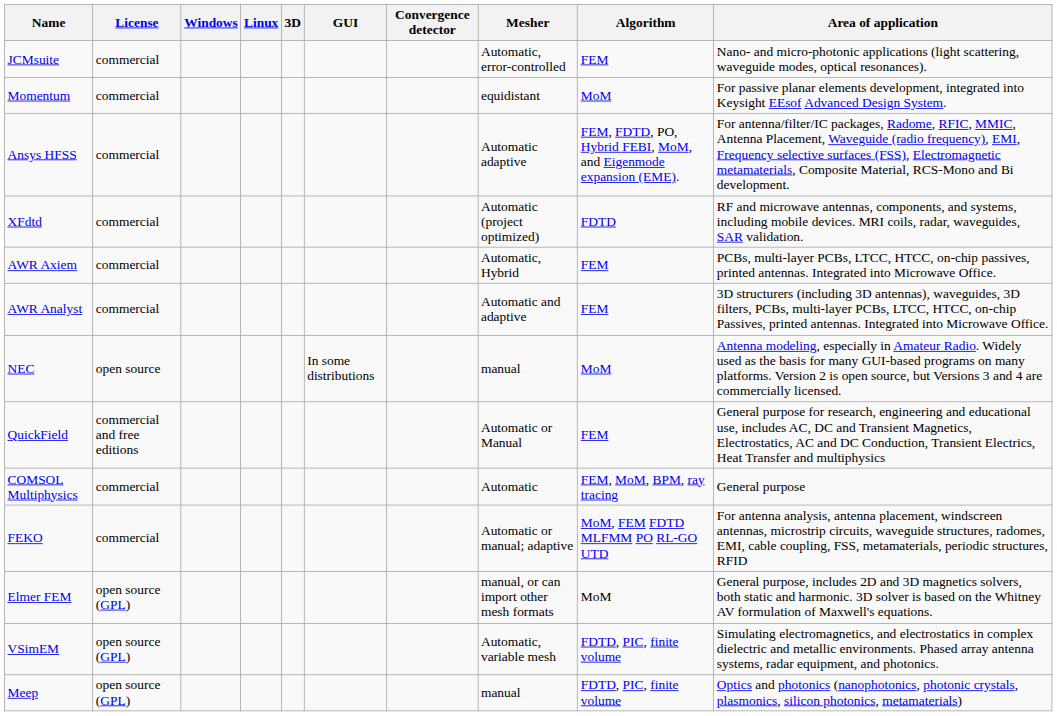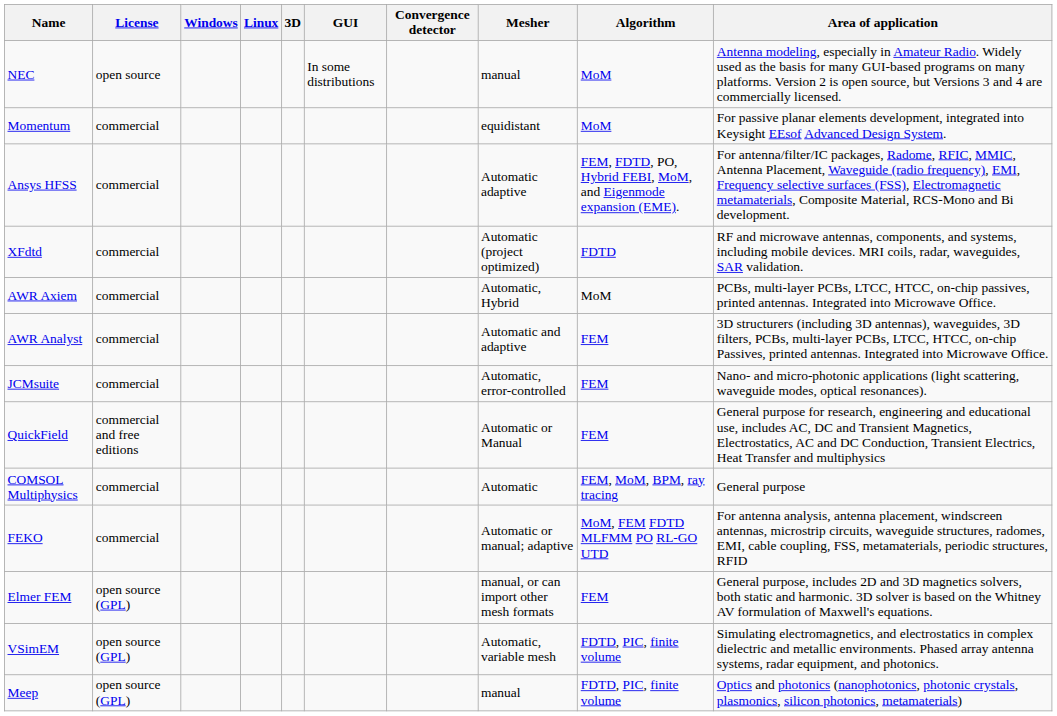rows swapped: (21, 368) <-> (33, 59)
(595, 265) FEM -> (596, 295) MoM
(596, 597) MoM -> (595, 597) FEM
